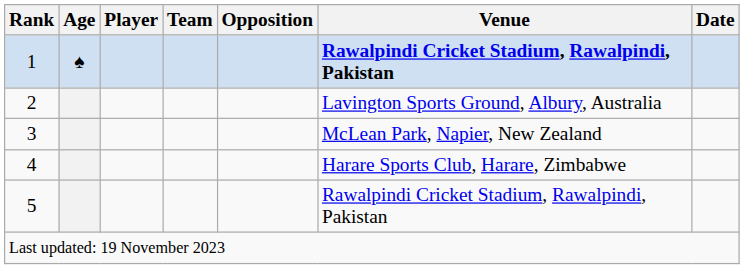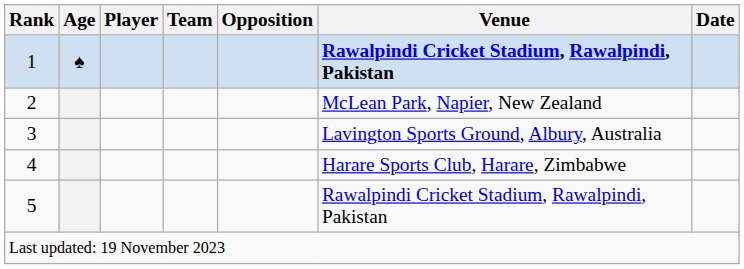(492, 103) Lavington Sports Ground, Albury, Australia -> (462, 103) McLean Park, Napier, New Zealand
(462, 133) McLean Park, Napier, New Zealand -> (492, 133) Lavington Sports Ground, Albury, Australia
